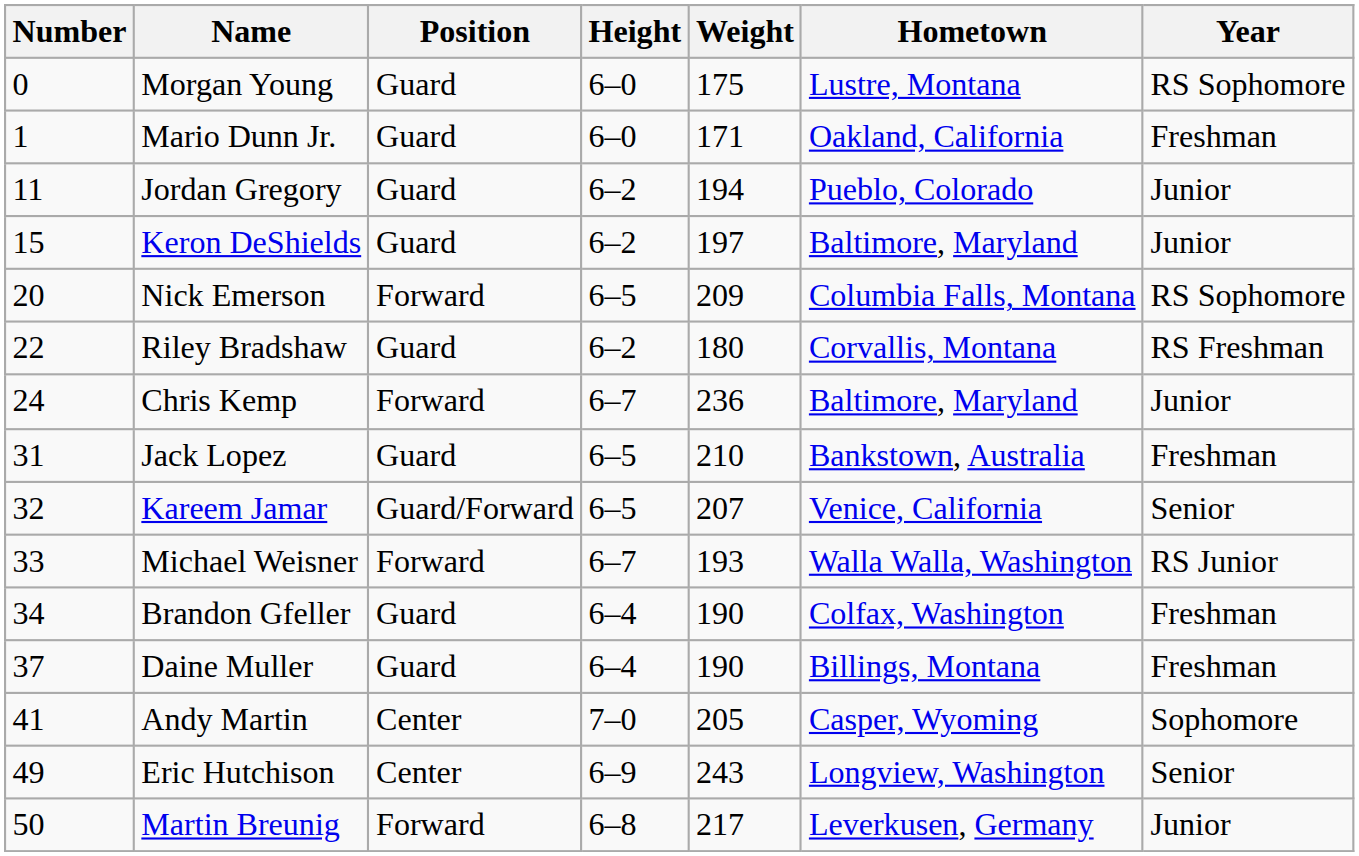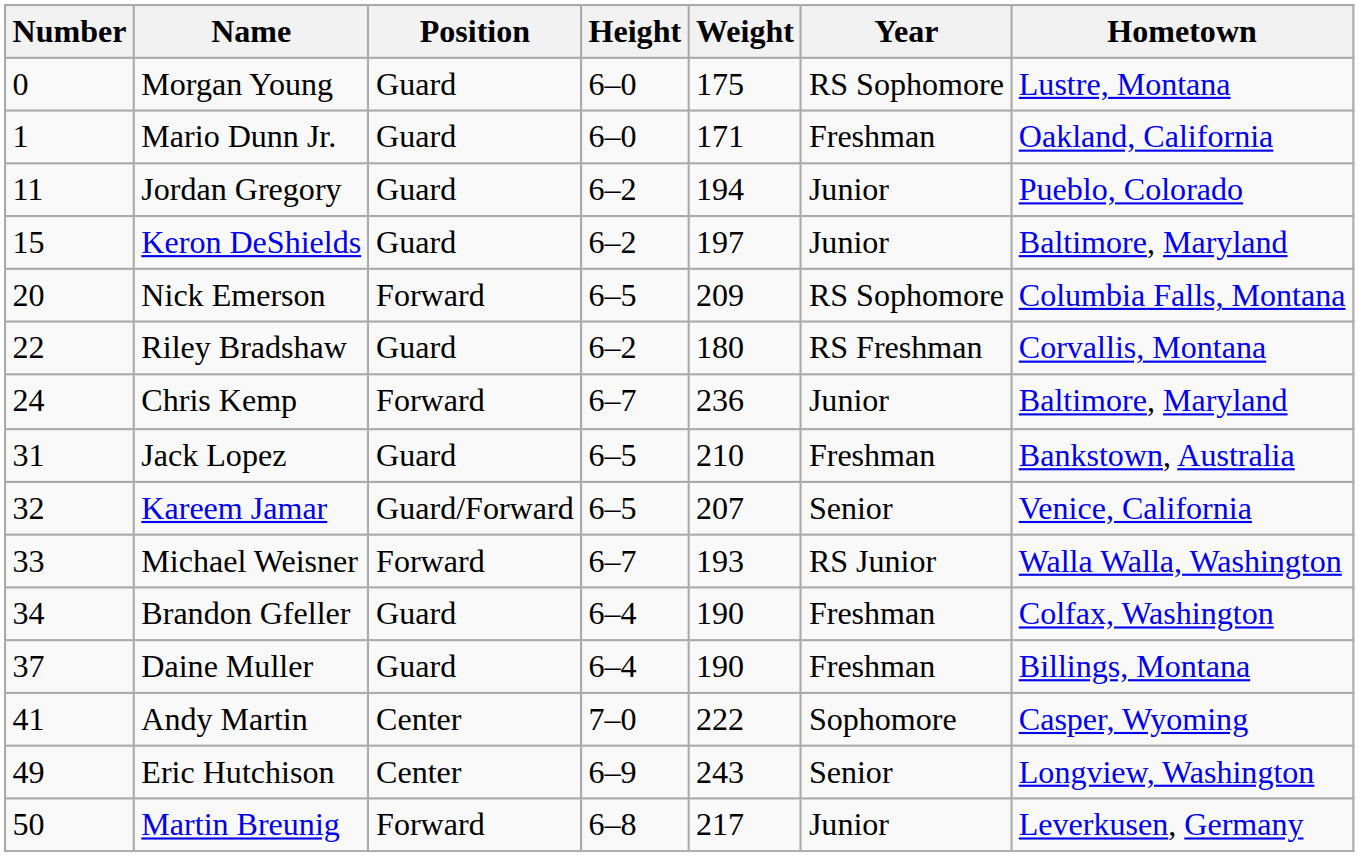columns swapped: (1248, 31) <-> (972, 31)
(720, 718) 205 -> (720, 718) 222
